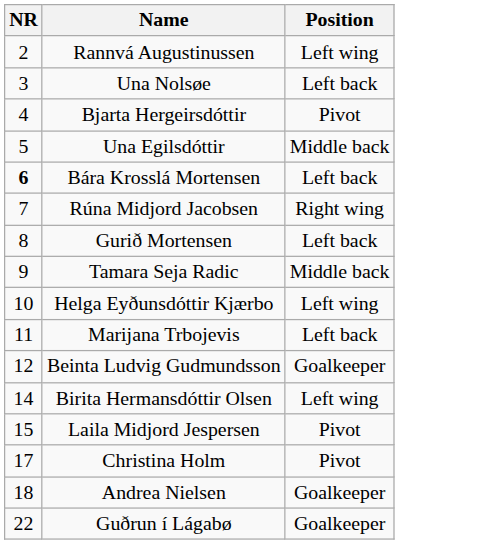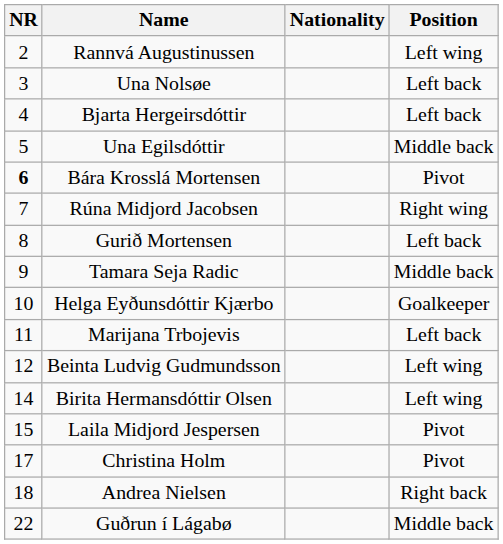+ column: (337, 20)
(340, 114) Pivot -> (444, 114) Left back
(340, 177) Left back -> (444, 177) Pivot
(340, 303) Left wing -> (444, 303) Goalkeeper
(340, 366) Goalkeeper -> (444, 366) Left wing
(340, 492) Goalkeeper -> (444, 492) Right back
(340, 523) Goalkeeper -> (444, 523) Middle back
